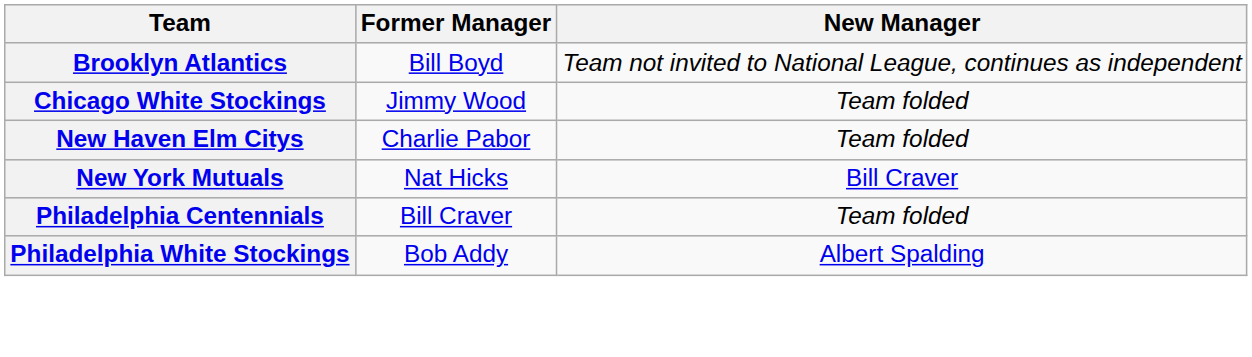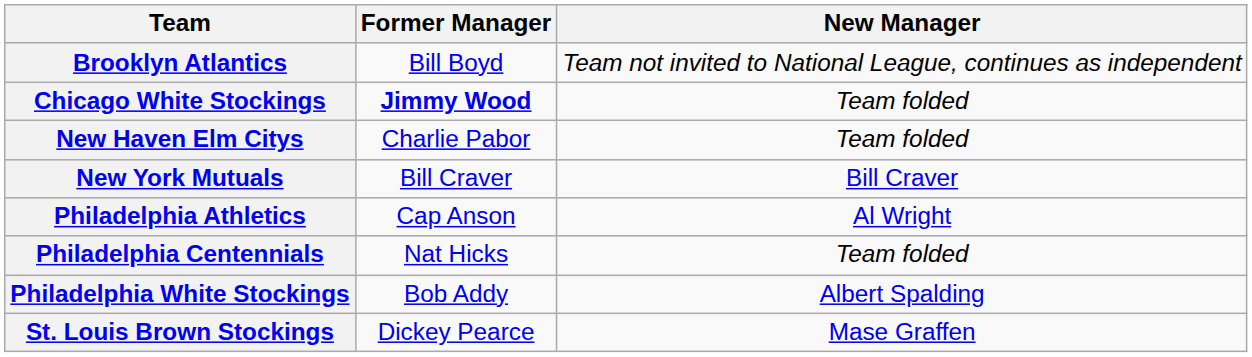(456, 100) normal -> (456, 100) bold
(456, 178) Nat Hicks -> (456, 178) Bill Craver
+ row: (180, 216)
(456, 216) Bill Craver -> (456, 255) Nat Hicks
+ row: (180, 332)
